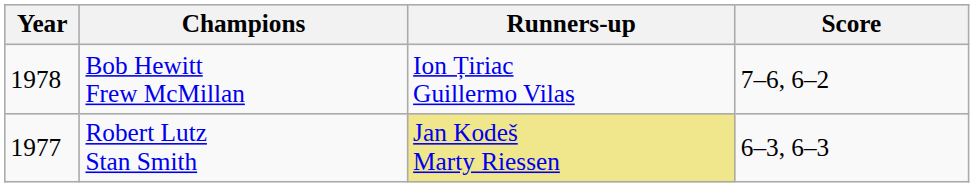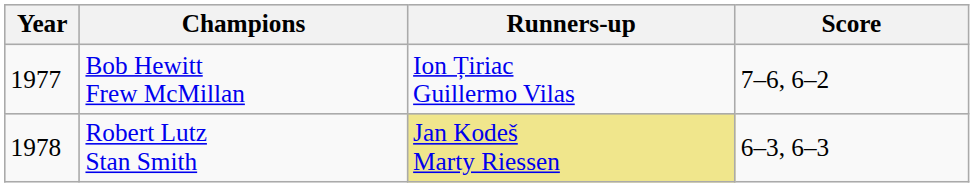(36, 78) 1978 -> (36, 78) 1977
(36, 147) 1977 -> (36, 147) 1978
